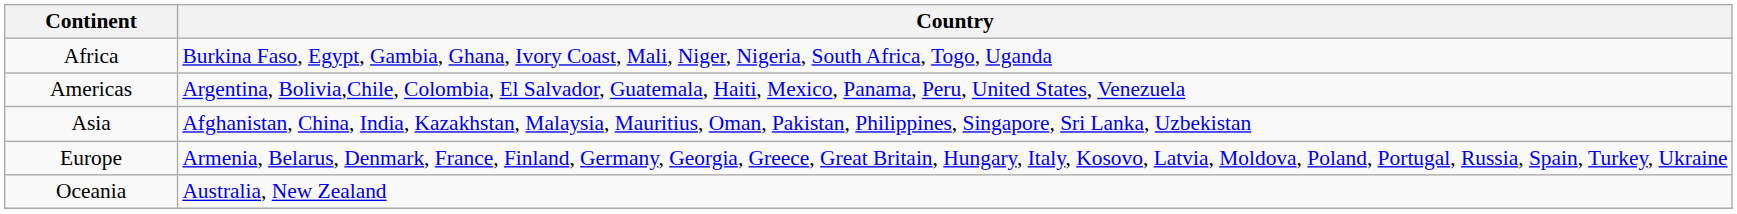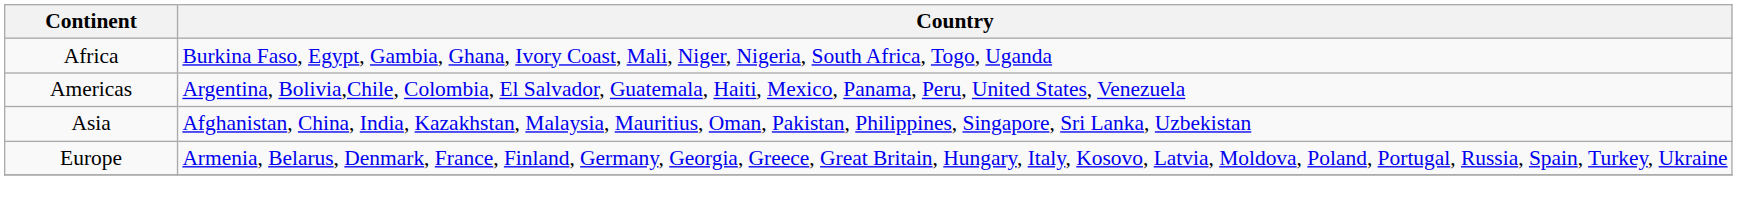- row: (91, 191)
